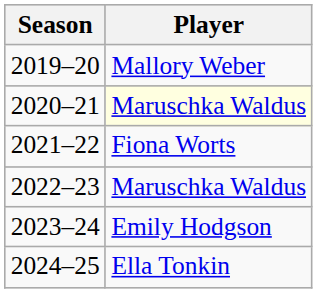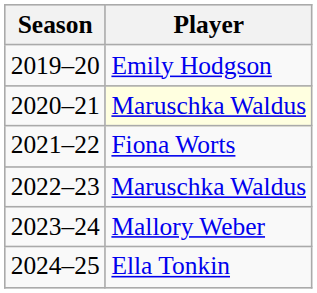(188, 65) Mallory Weber -> (192, 65) Emily Hodgson
(192, 226) Emily Hodgson -> (188, 226) Mallory Weber
